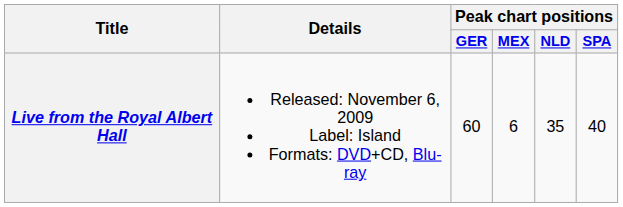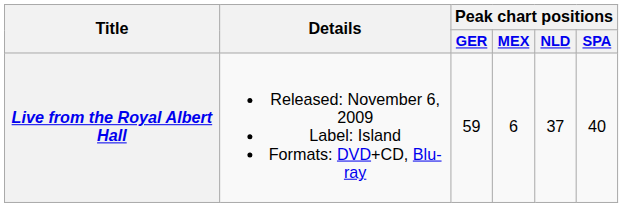(472, 127) 60 -> (472, 127) 59
(555, 127) 35 -> (555, 127) 37
